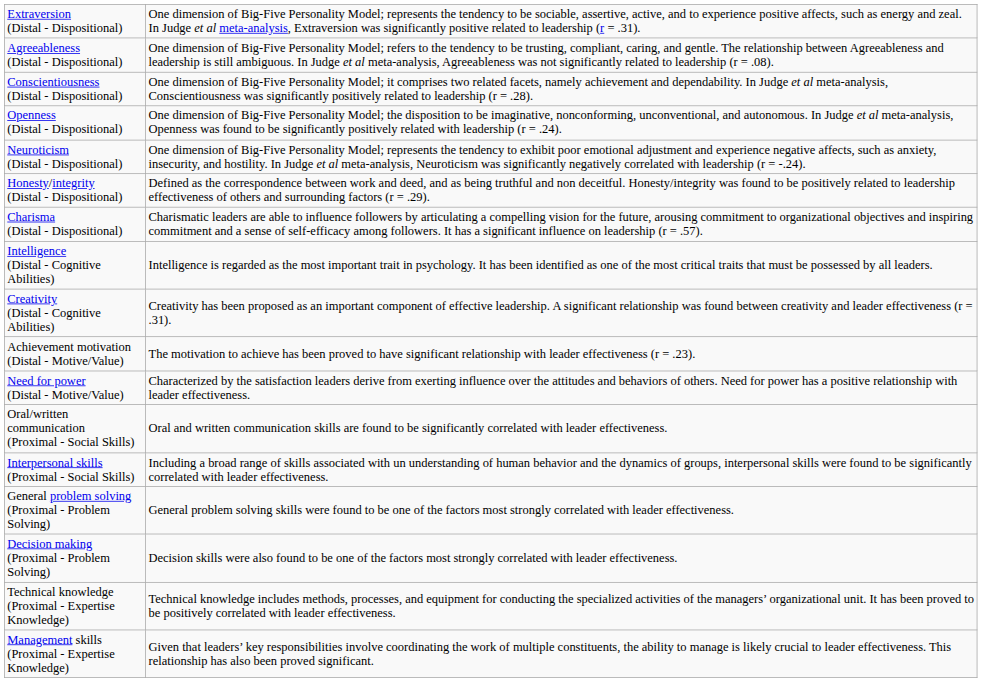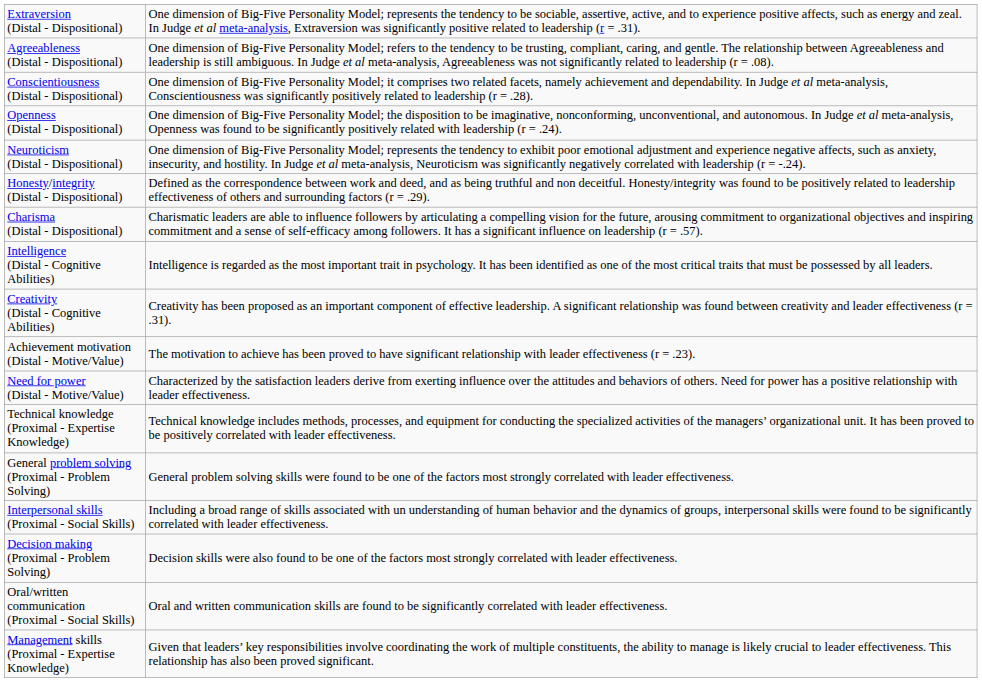rows swapped: (71, 428) <-> (61, 606)
rows swapped: (71, 469) <-> (69, 510)
